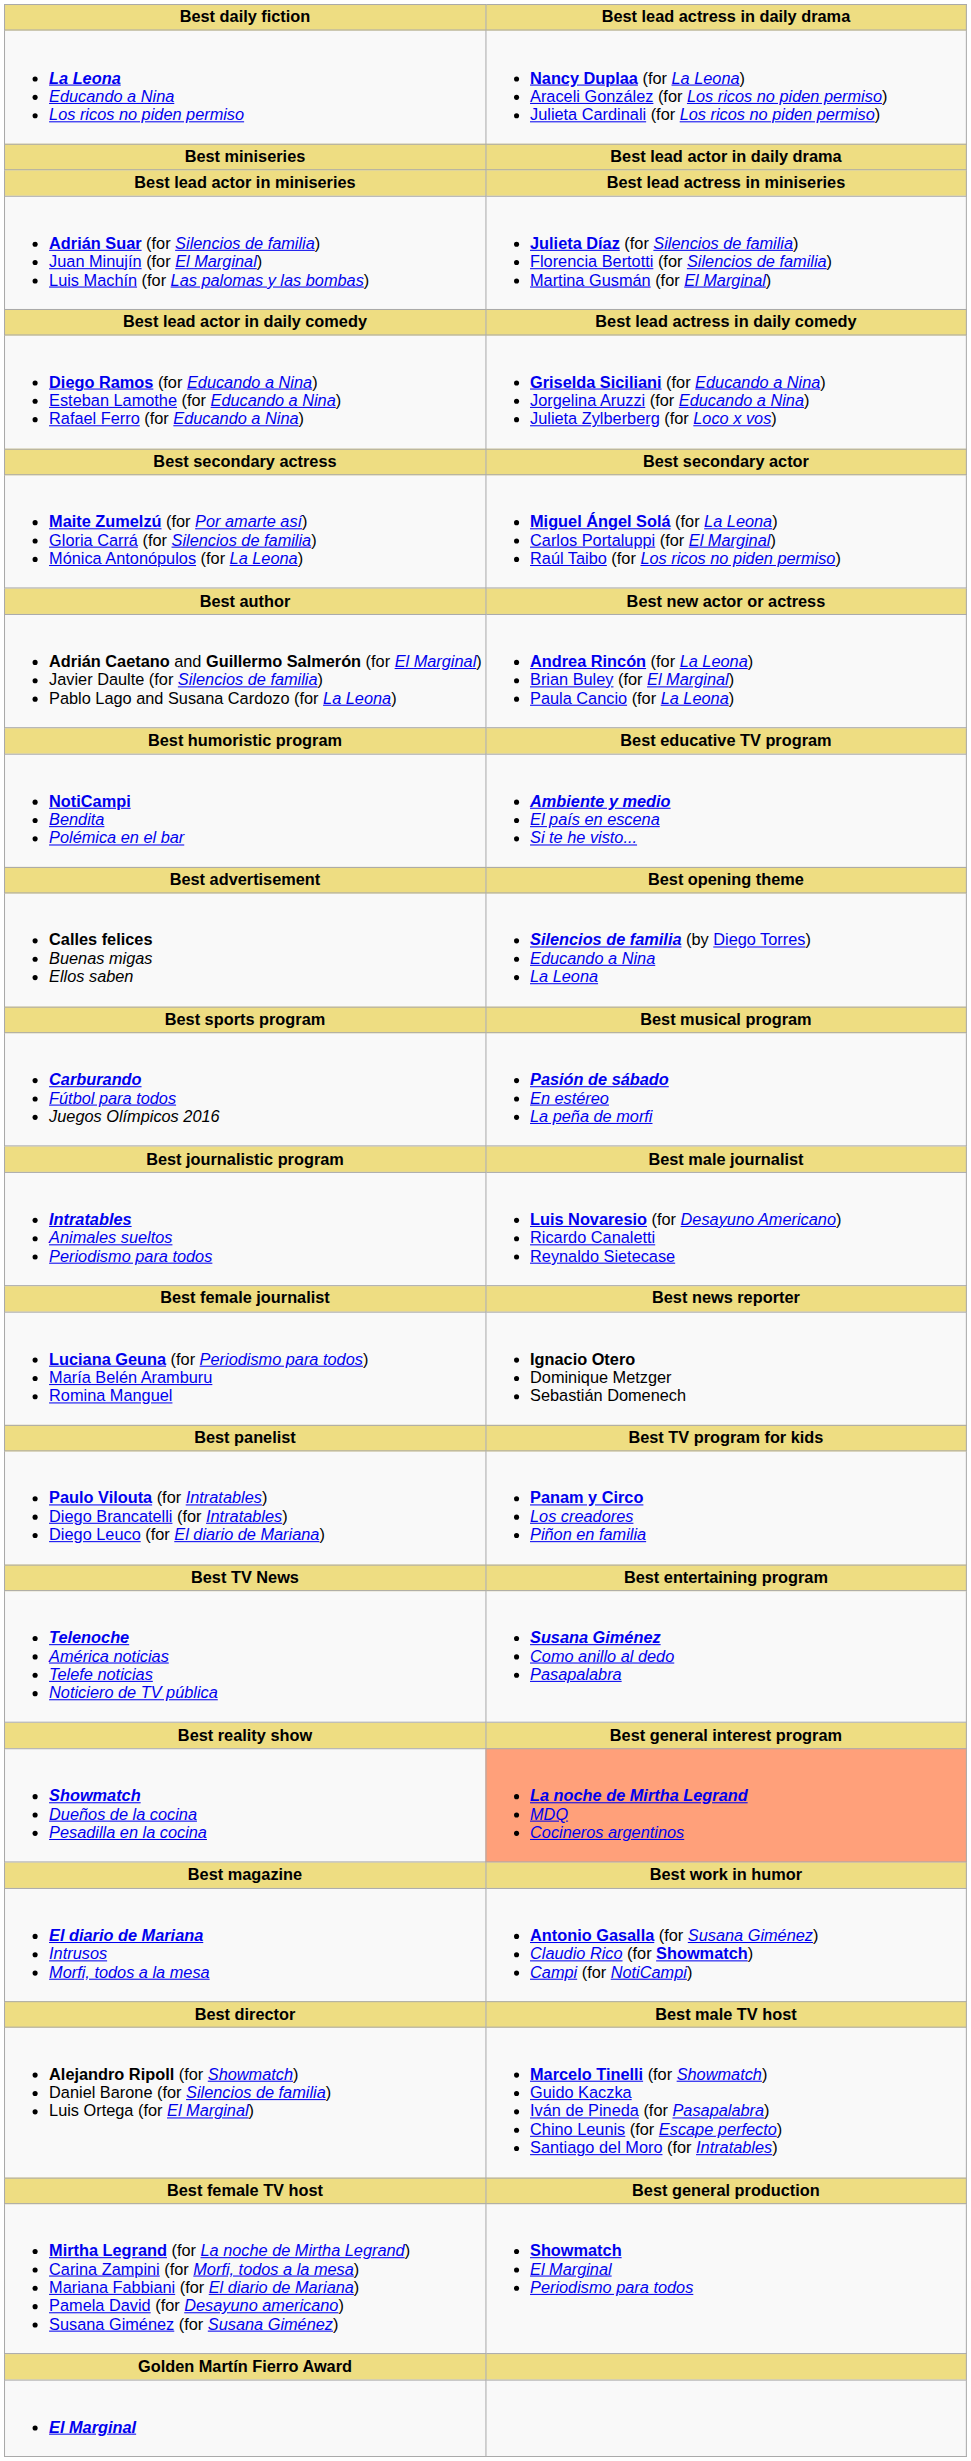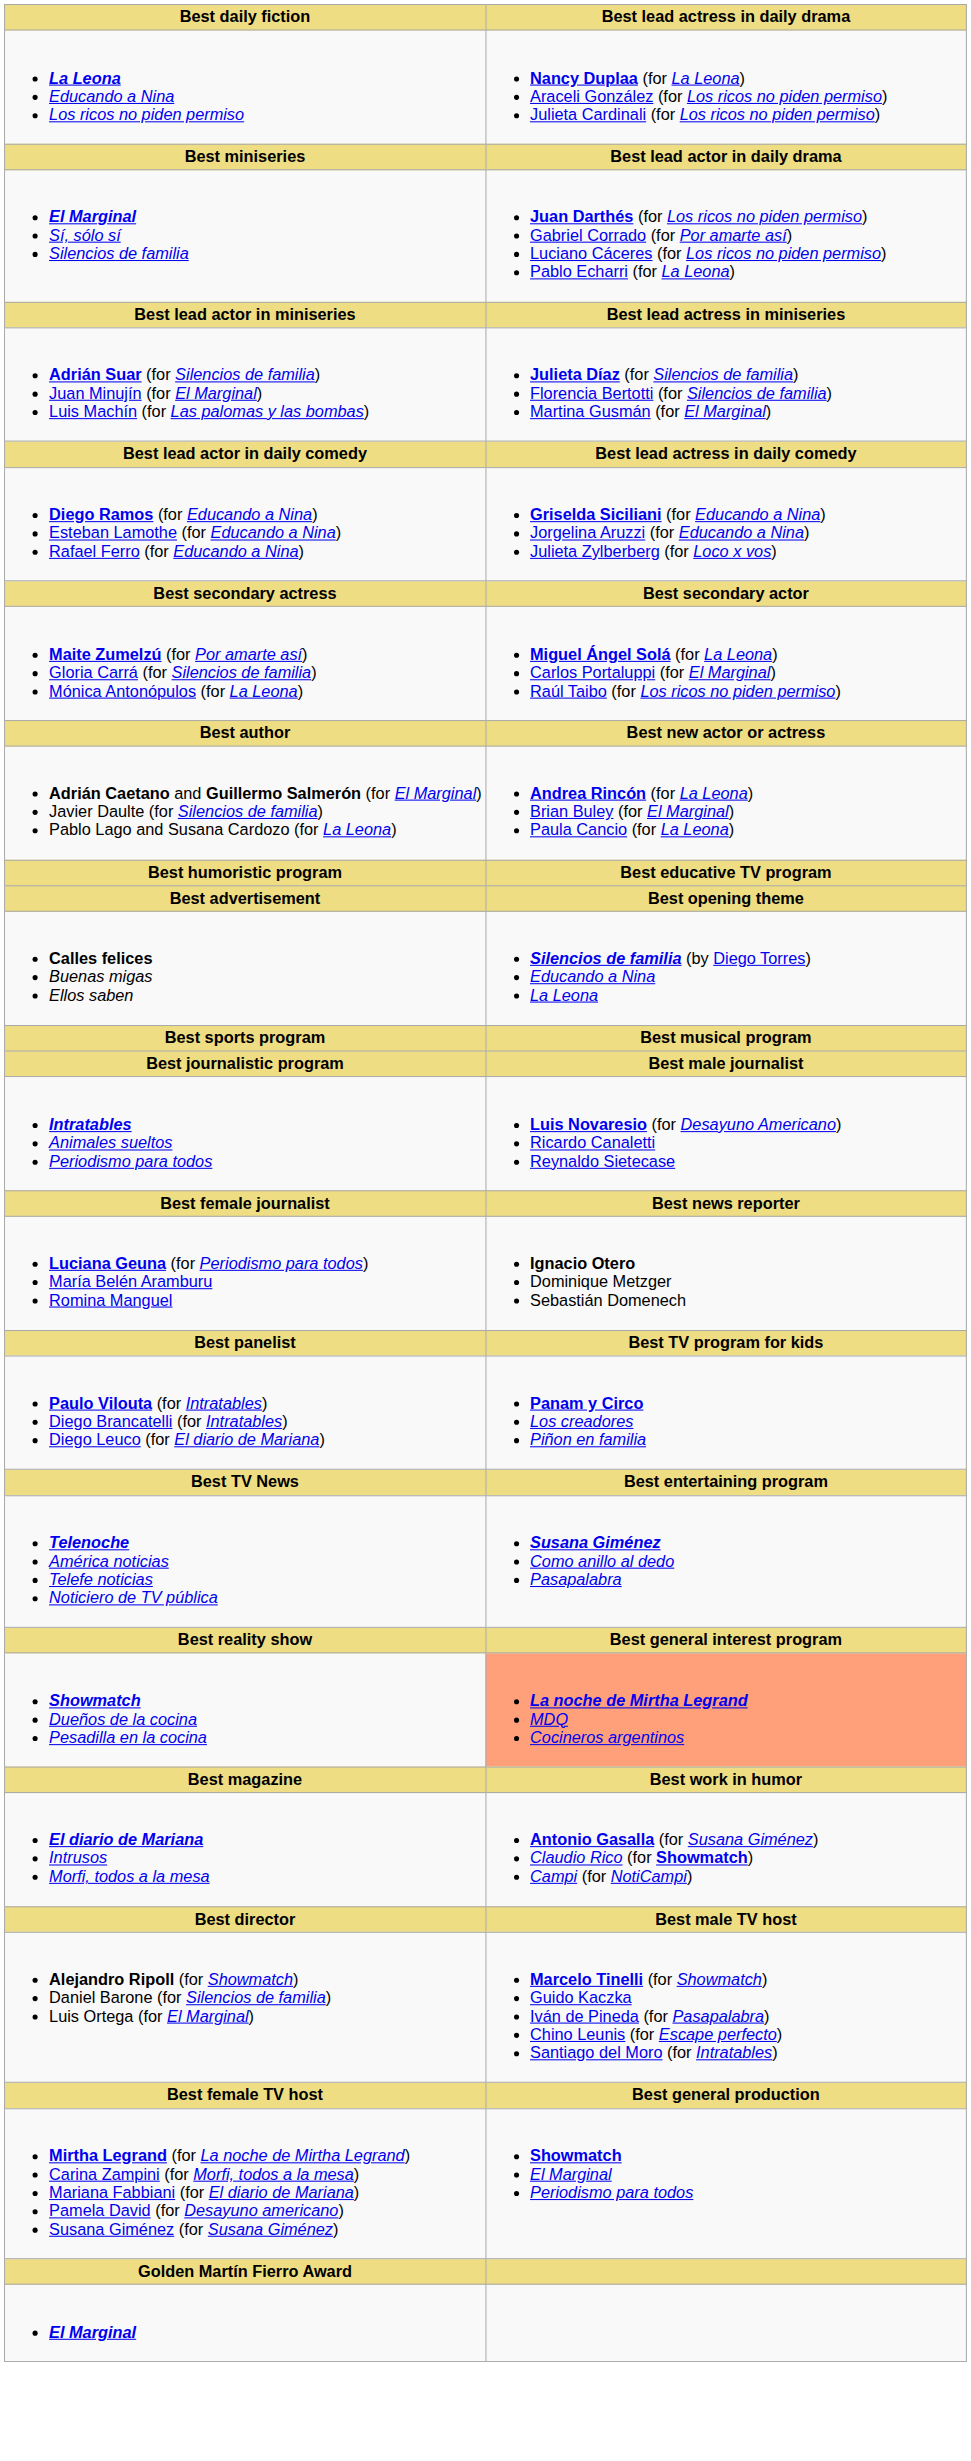+ row: (245, 236)
- row: (245, 820)
- row: (245, 1099)
